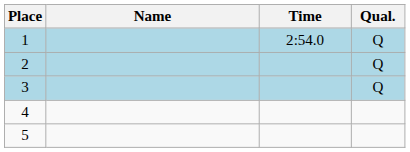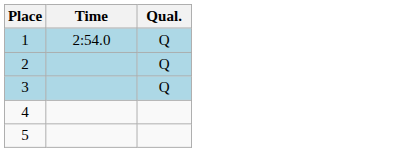- column: (152, 16)
